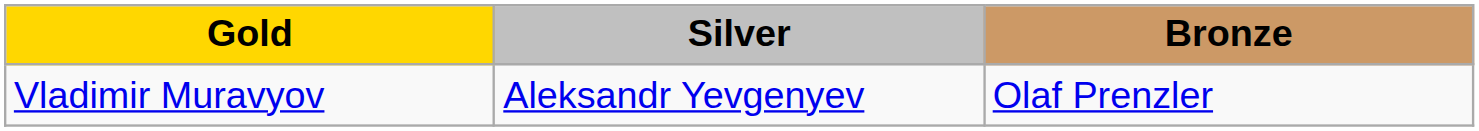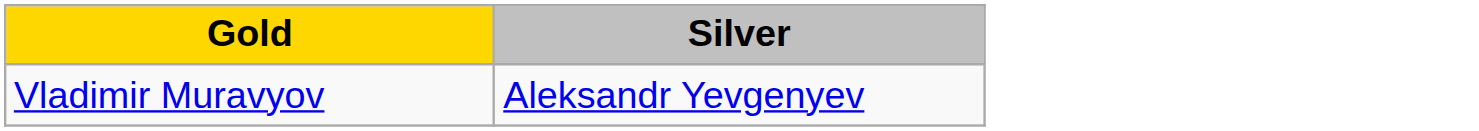- column: (1229, 34)
